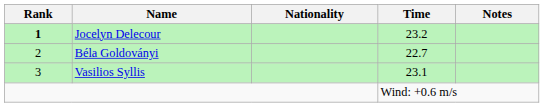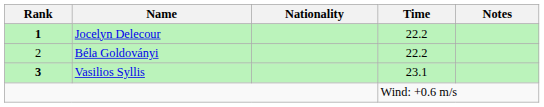(417, 33) 23.2 -> (417, 33) 22.2
(417, 53) 22.7 -> (417, 53) 22.2
(38, 72) normal -> (38, 72) bold
